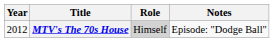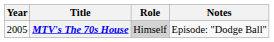(17, 29) 2012 -> (17, 29) 2005
